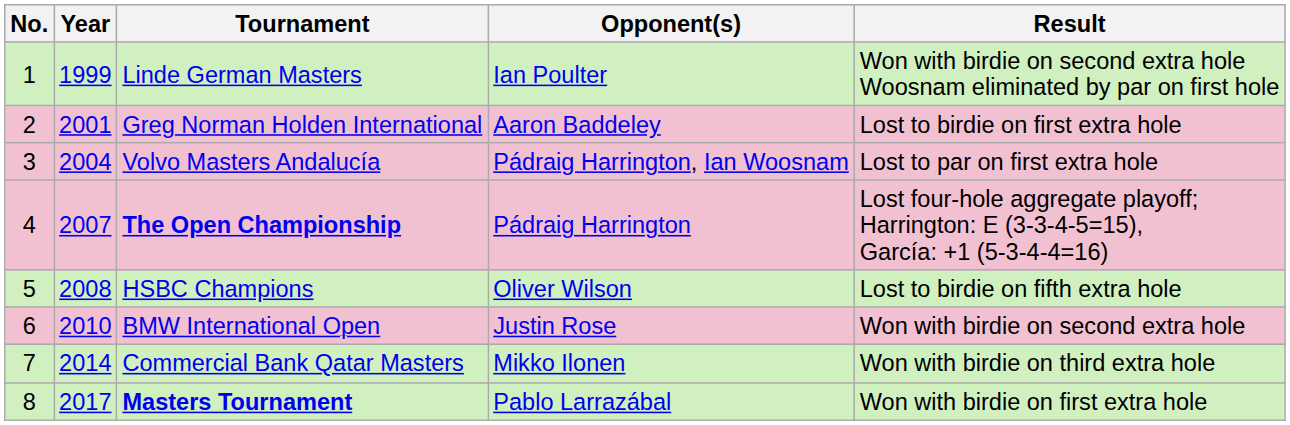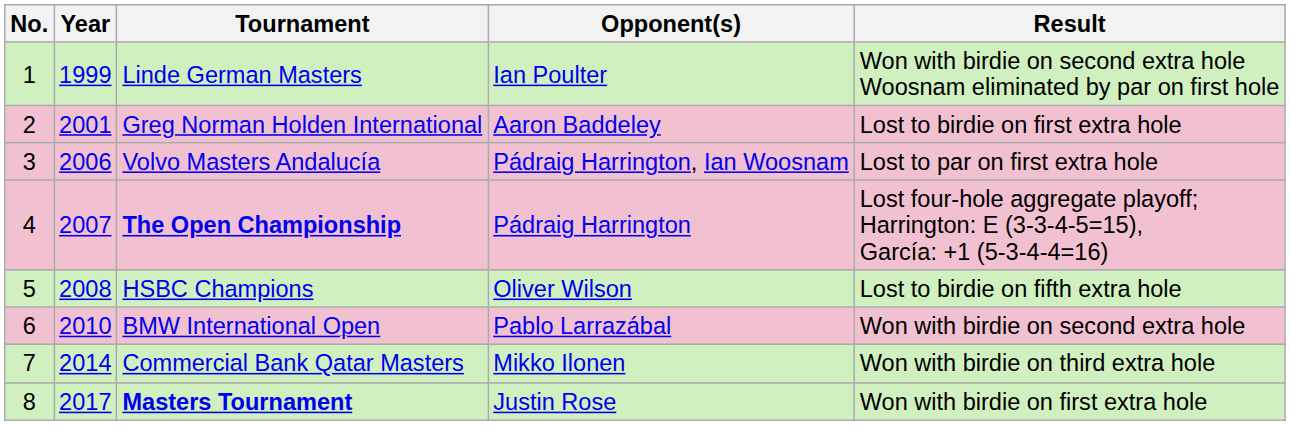(85, 162) 2004 -> (85, 162) 2006
(555, 326) Justin Rose -> (582, 326) Pablo Larrazábal
(582, 401) Pablo Larrazábal -> (555, 401) Justin Rose
